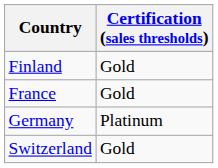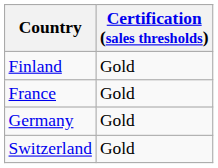(131, 120) Platinum -> (117, 120) Gold
